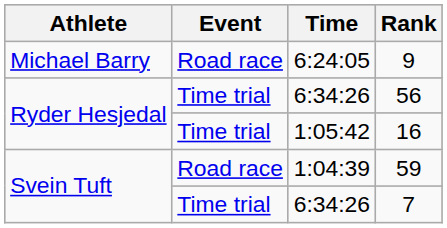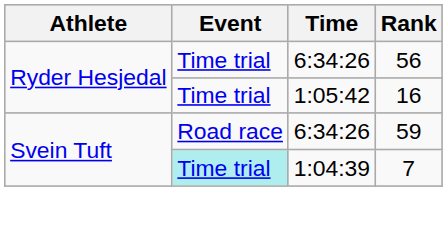- row: (409, 59)
(332, 168) 1:04:39 -> (332, 132) 6:34:26
(224, 204) no background -> (224, 168) paleturquoise background
(332, 204) 6:34:26 -> (332, 168) 1:04:39
